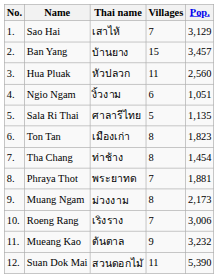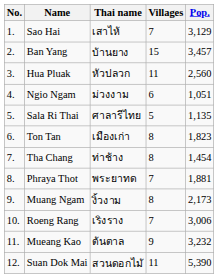(107, 94) งิ้วงาม -> (110, 94) ม่วงงาม
(110, 200) ม่วงงาม -> (107, 200) งิ้วงาม
